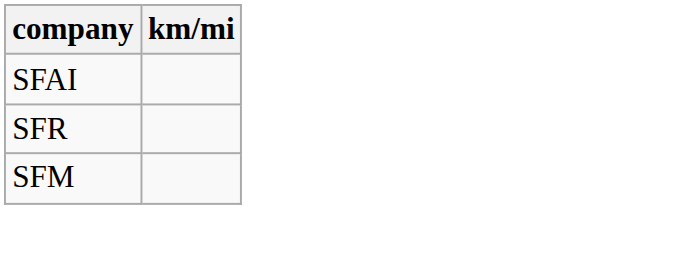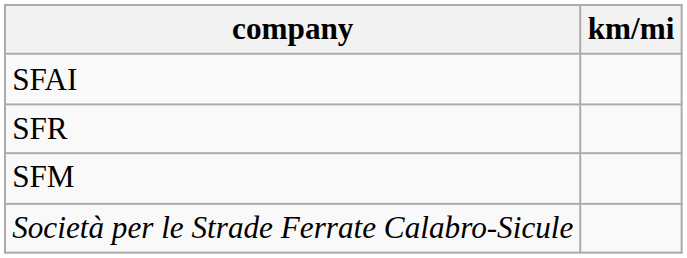+ row: (293, 227)
